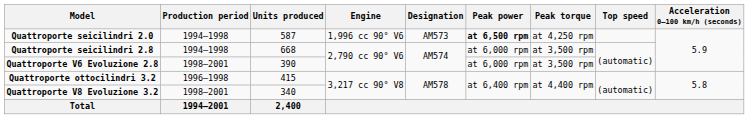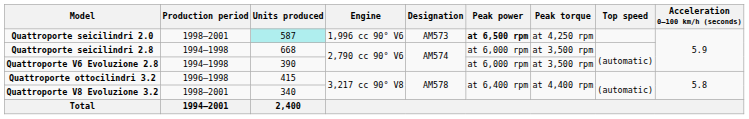(206, 35) 1994–1998 -> (206, 35) 1998–2001
(288, 35) no background -> (288, 35) paleturquoise background
(206, 64) 1998–2001 -> (206, 64) 1994–1998
